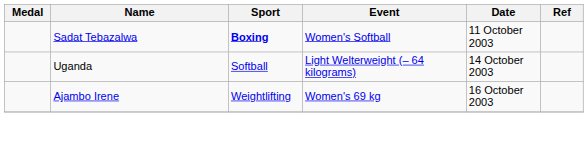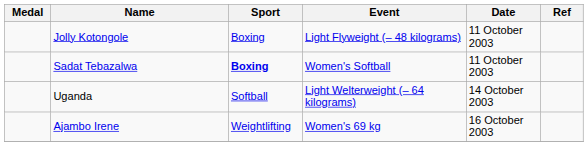+ row: (91, 36)
